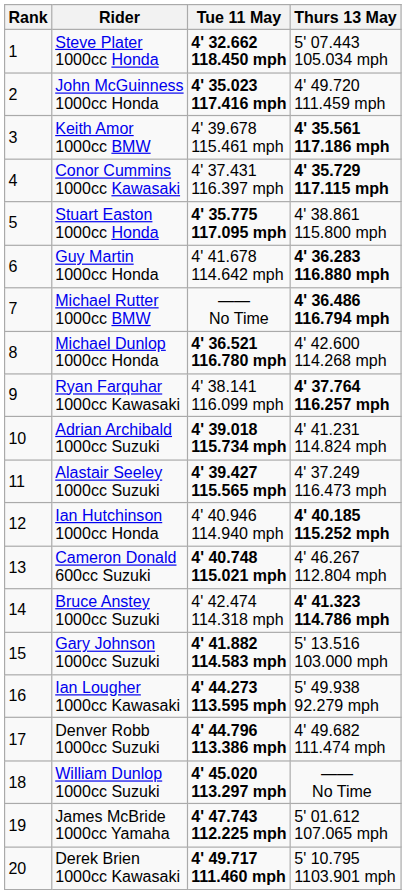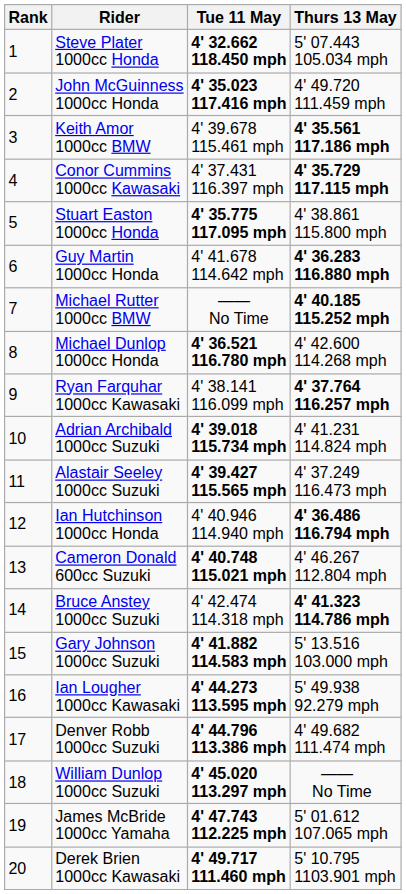(342, 309) 4' 36.486 116.794 mph -> (342, 309) 4' 40.185 115.252 mph
(342, 524) 4' 40.185 115.252 mph -> (342, 524) 4' 36.486 116.794 mph
